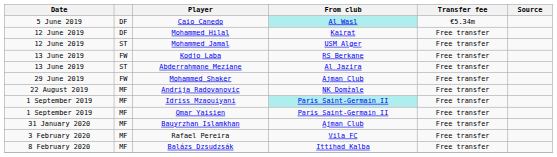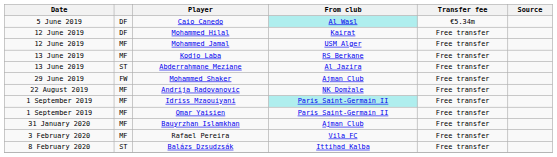(123, 44) ST -> (123, 44) MF
(123, 56) FW -> (123, 56) MF
(123, 147) MF -> (123, 147) ST
